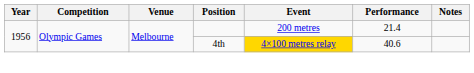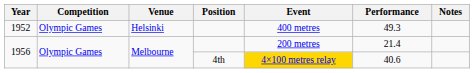+ row: (21, 28)
